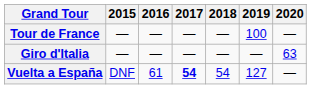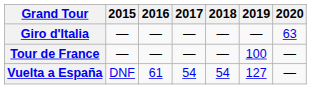rows swapped: (55, 53) <-> (55, 34)
(189, 73) bold -> (189, 73) normal
